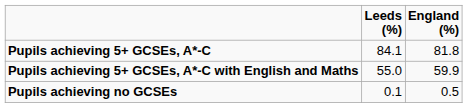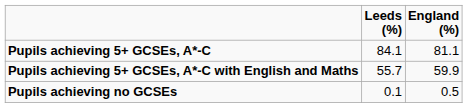(446, 50) 81.8 -> (446, 50) 81.1
(389, 71) 55.0 -> (389, 71) 55.7
